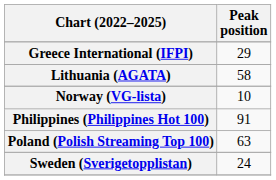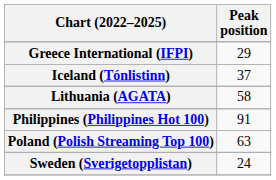+ row: (111, 75)
- row: (111, 97)
